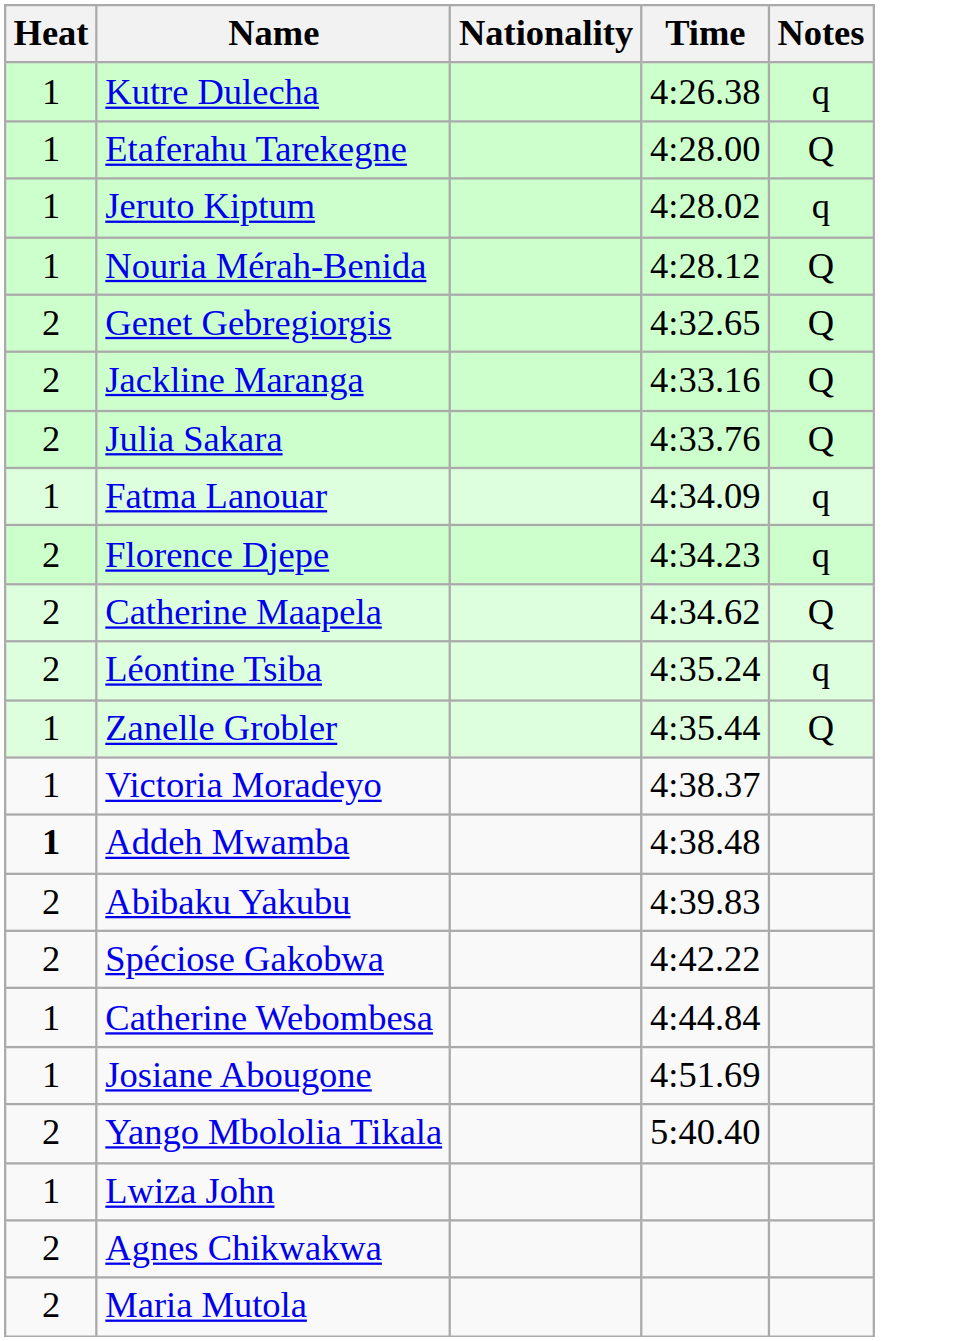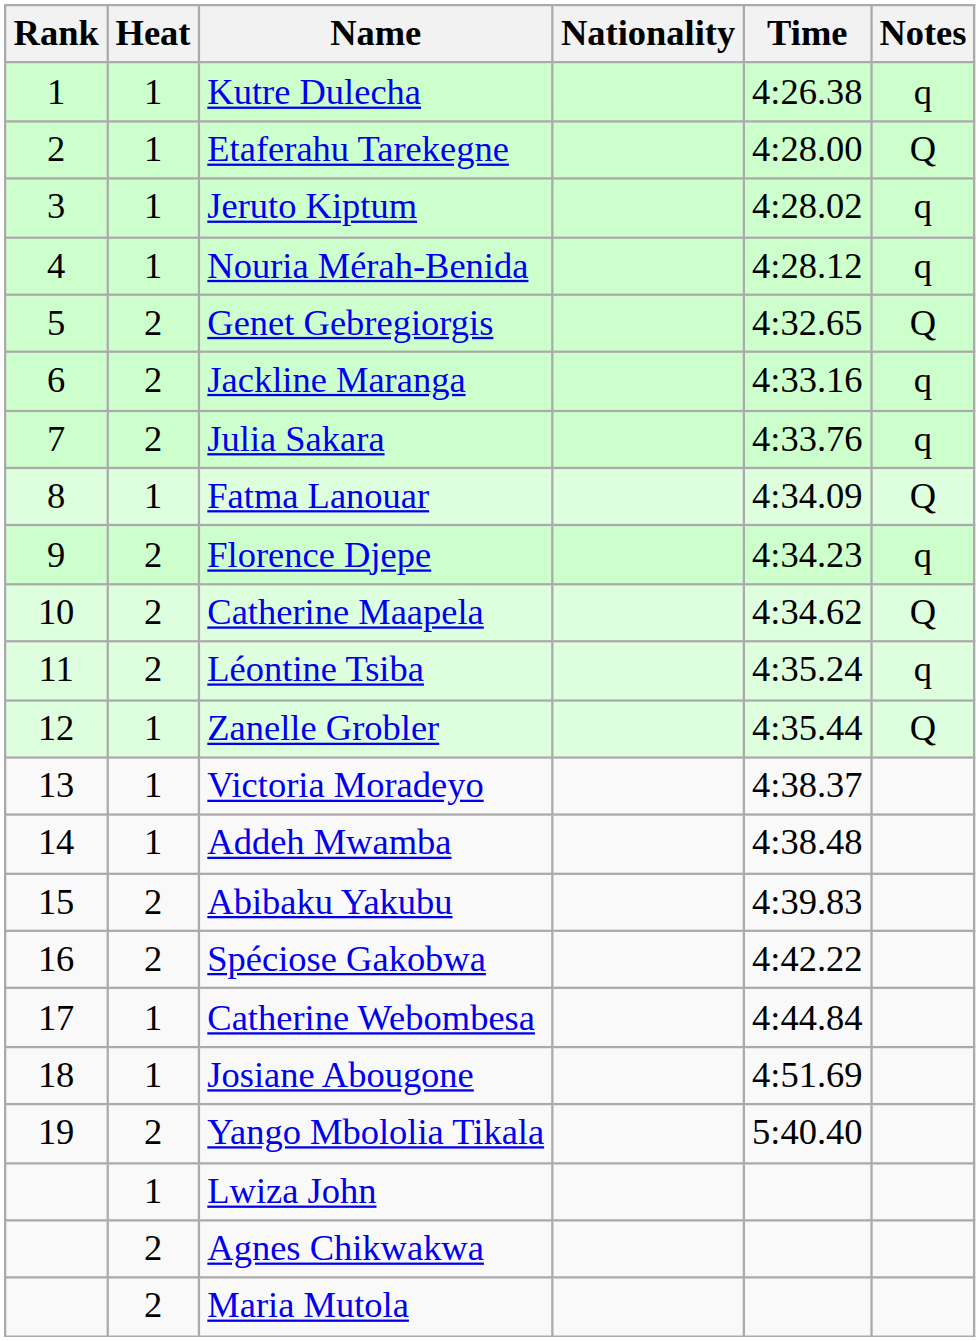+ column: (56, 33)
(821, 264) Q -> (923, 264) q
(821, 380) Q -> (923, 380) q
(821, 438) Q -> (923, 438) q
(821, 496) q -> (923, 496) Q
(51, 843) bold -> (153, 843) normal
